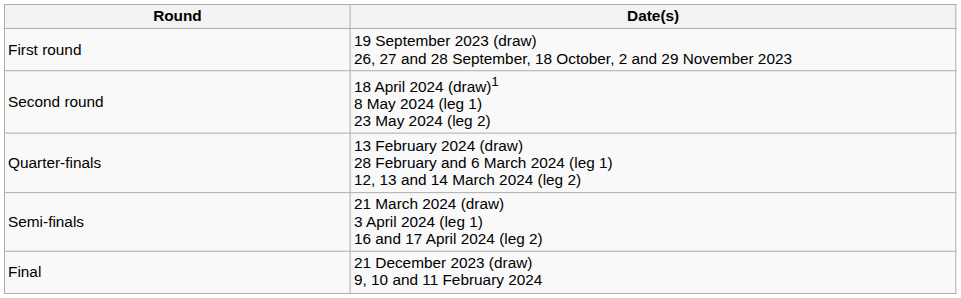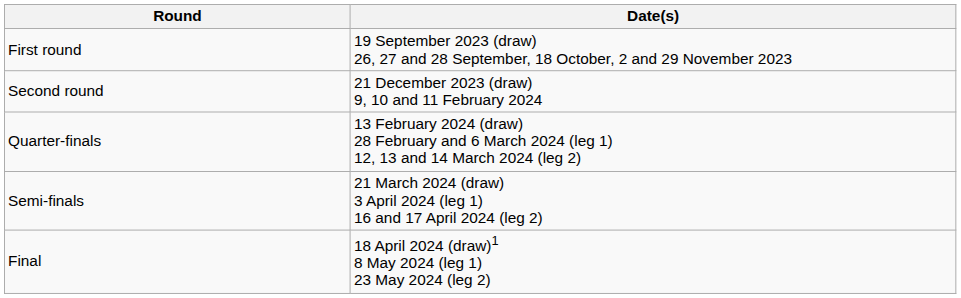(426, 102) 18 April 2024 (draw)1 8 May 2024 (leg 1) 23 May 2024 (leg 2) -> (448, 91) 21 December 2023 (draw) 9, 10 and 11 February 2024
(448, 272) 21 December 2023 (draw) 9, 10 and 11 February 2024 -> (426, 261) 18 April 2024 (draw)1 8 May 2024 (leg 1) 23 May 2024 (leg 2)
